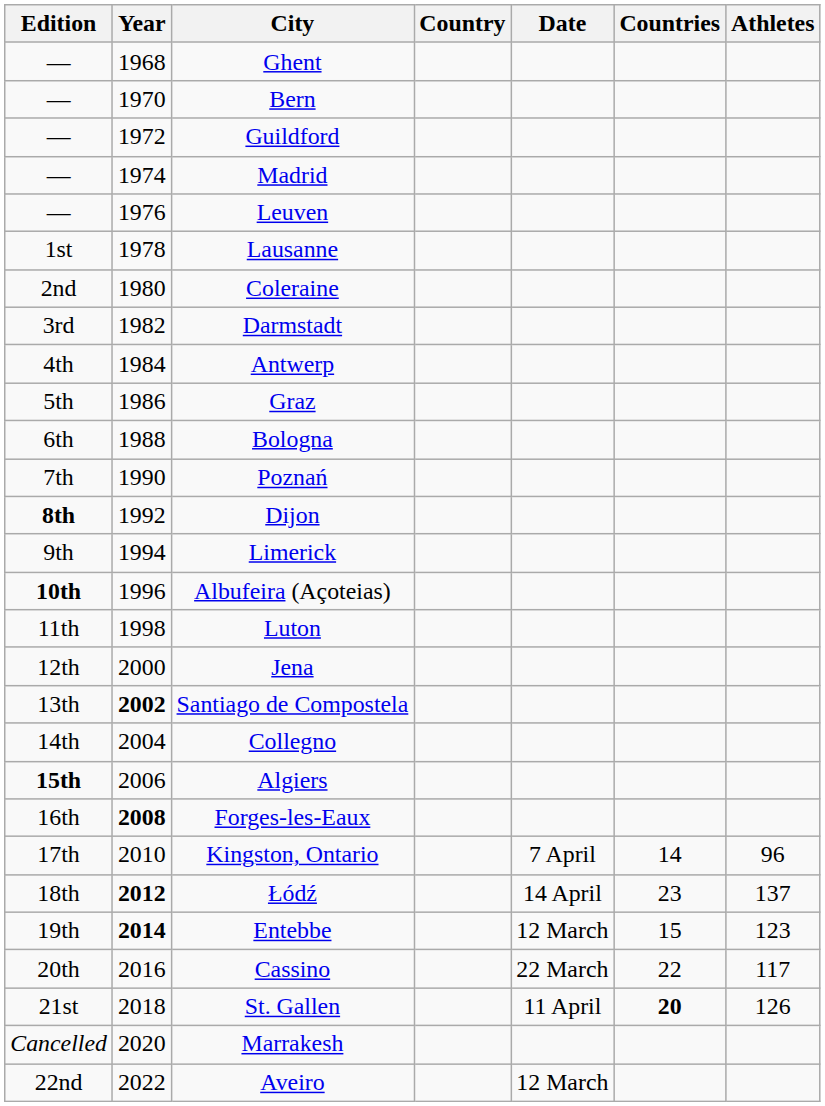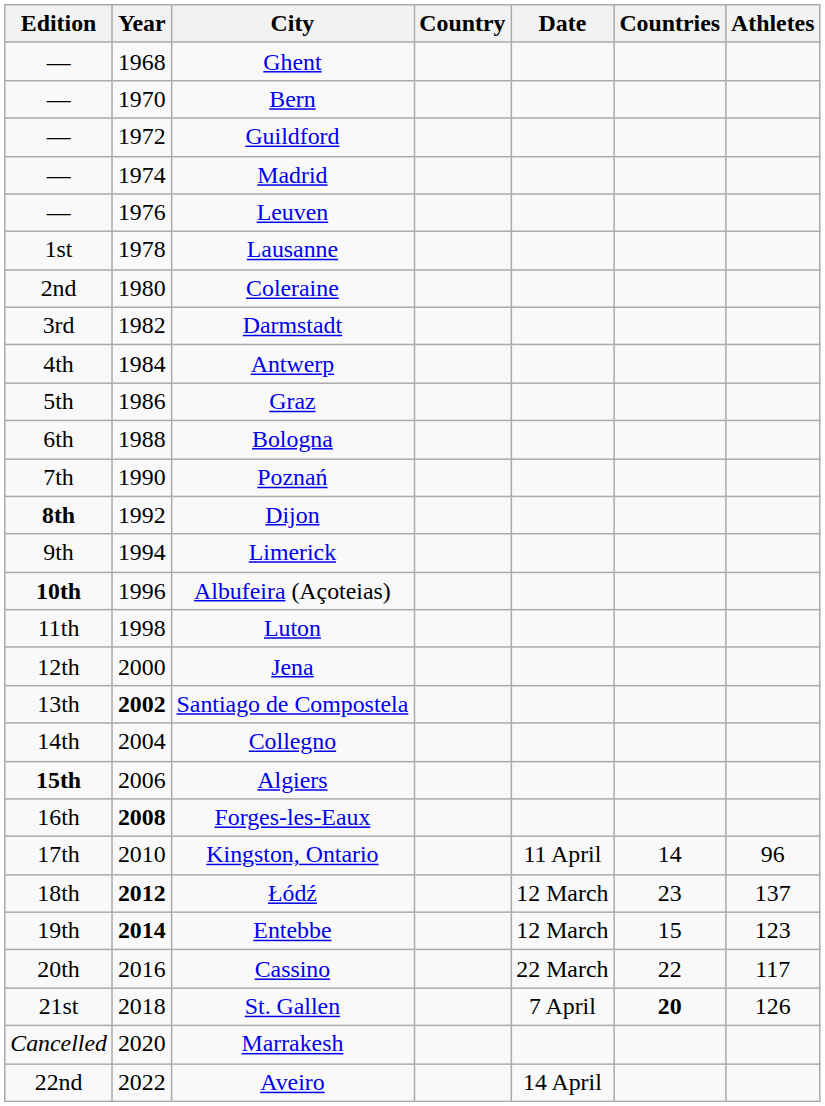(562, 855) 7 April -> (562, 855) 11 April
(562, 893) 14 April -> (562, 893) 12 March
(562, 1006) 11 April -> (562, 1006) 7 April
(562, 1082) 12 March -> (562, 1082) 14 April
